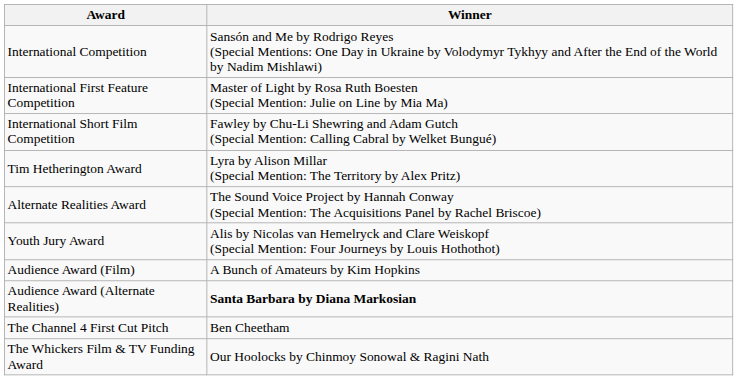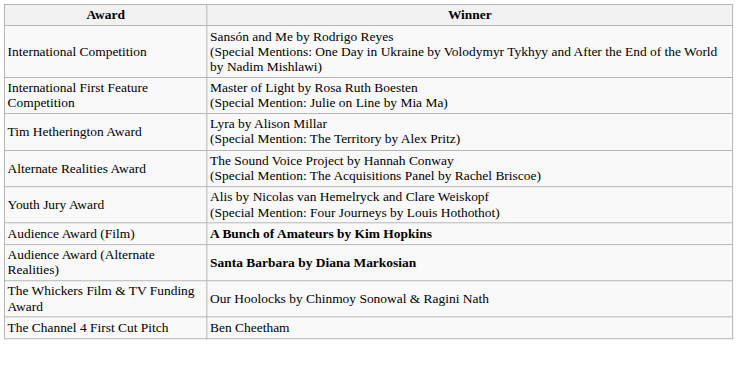- row: (72, 132)
(315, 270) normal -> (321, 233) bold
rows swapped: (101, 356) <-> (88, 327)
